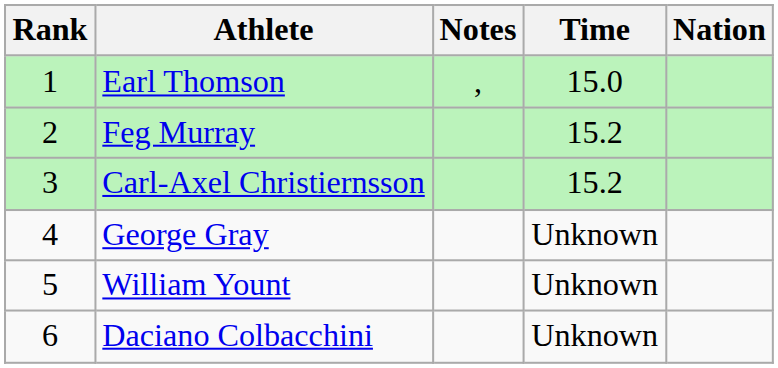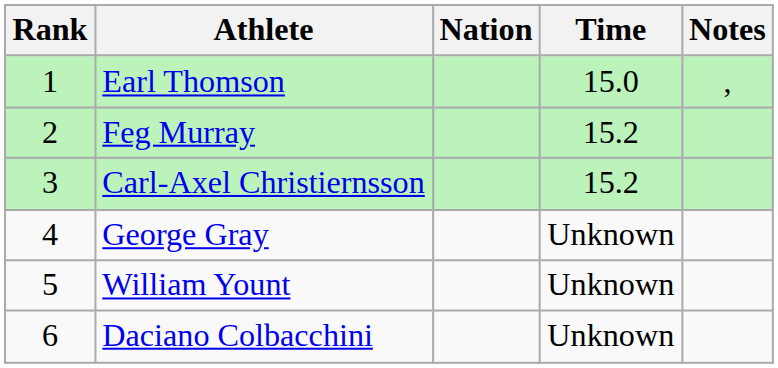columns swapped: (719, 30) <-> (478, 30)
